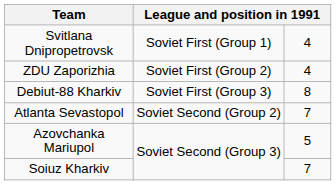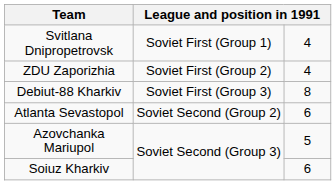(307, 112) 7 -> (307, 112) 6
(307, 169) 7 -> (307, 169) 6
